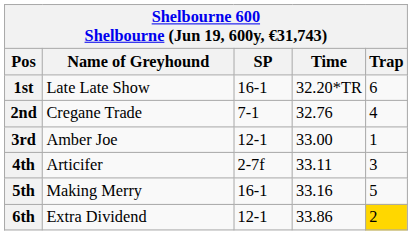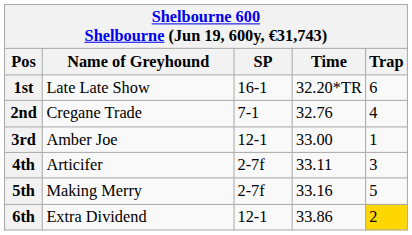(252, 191) 16-1 -> (251, 191) 2-7f
